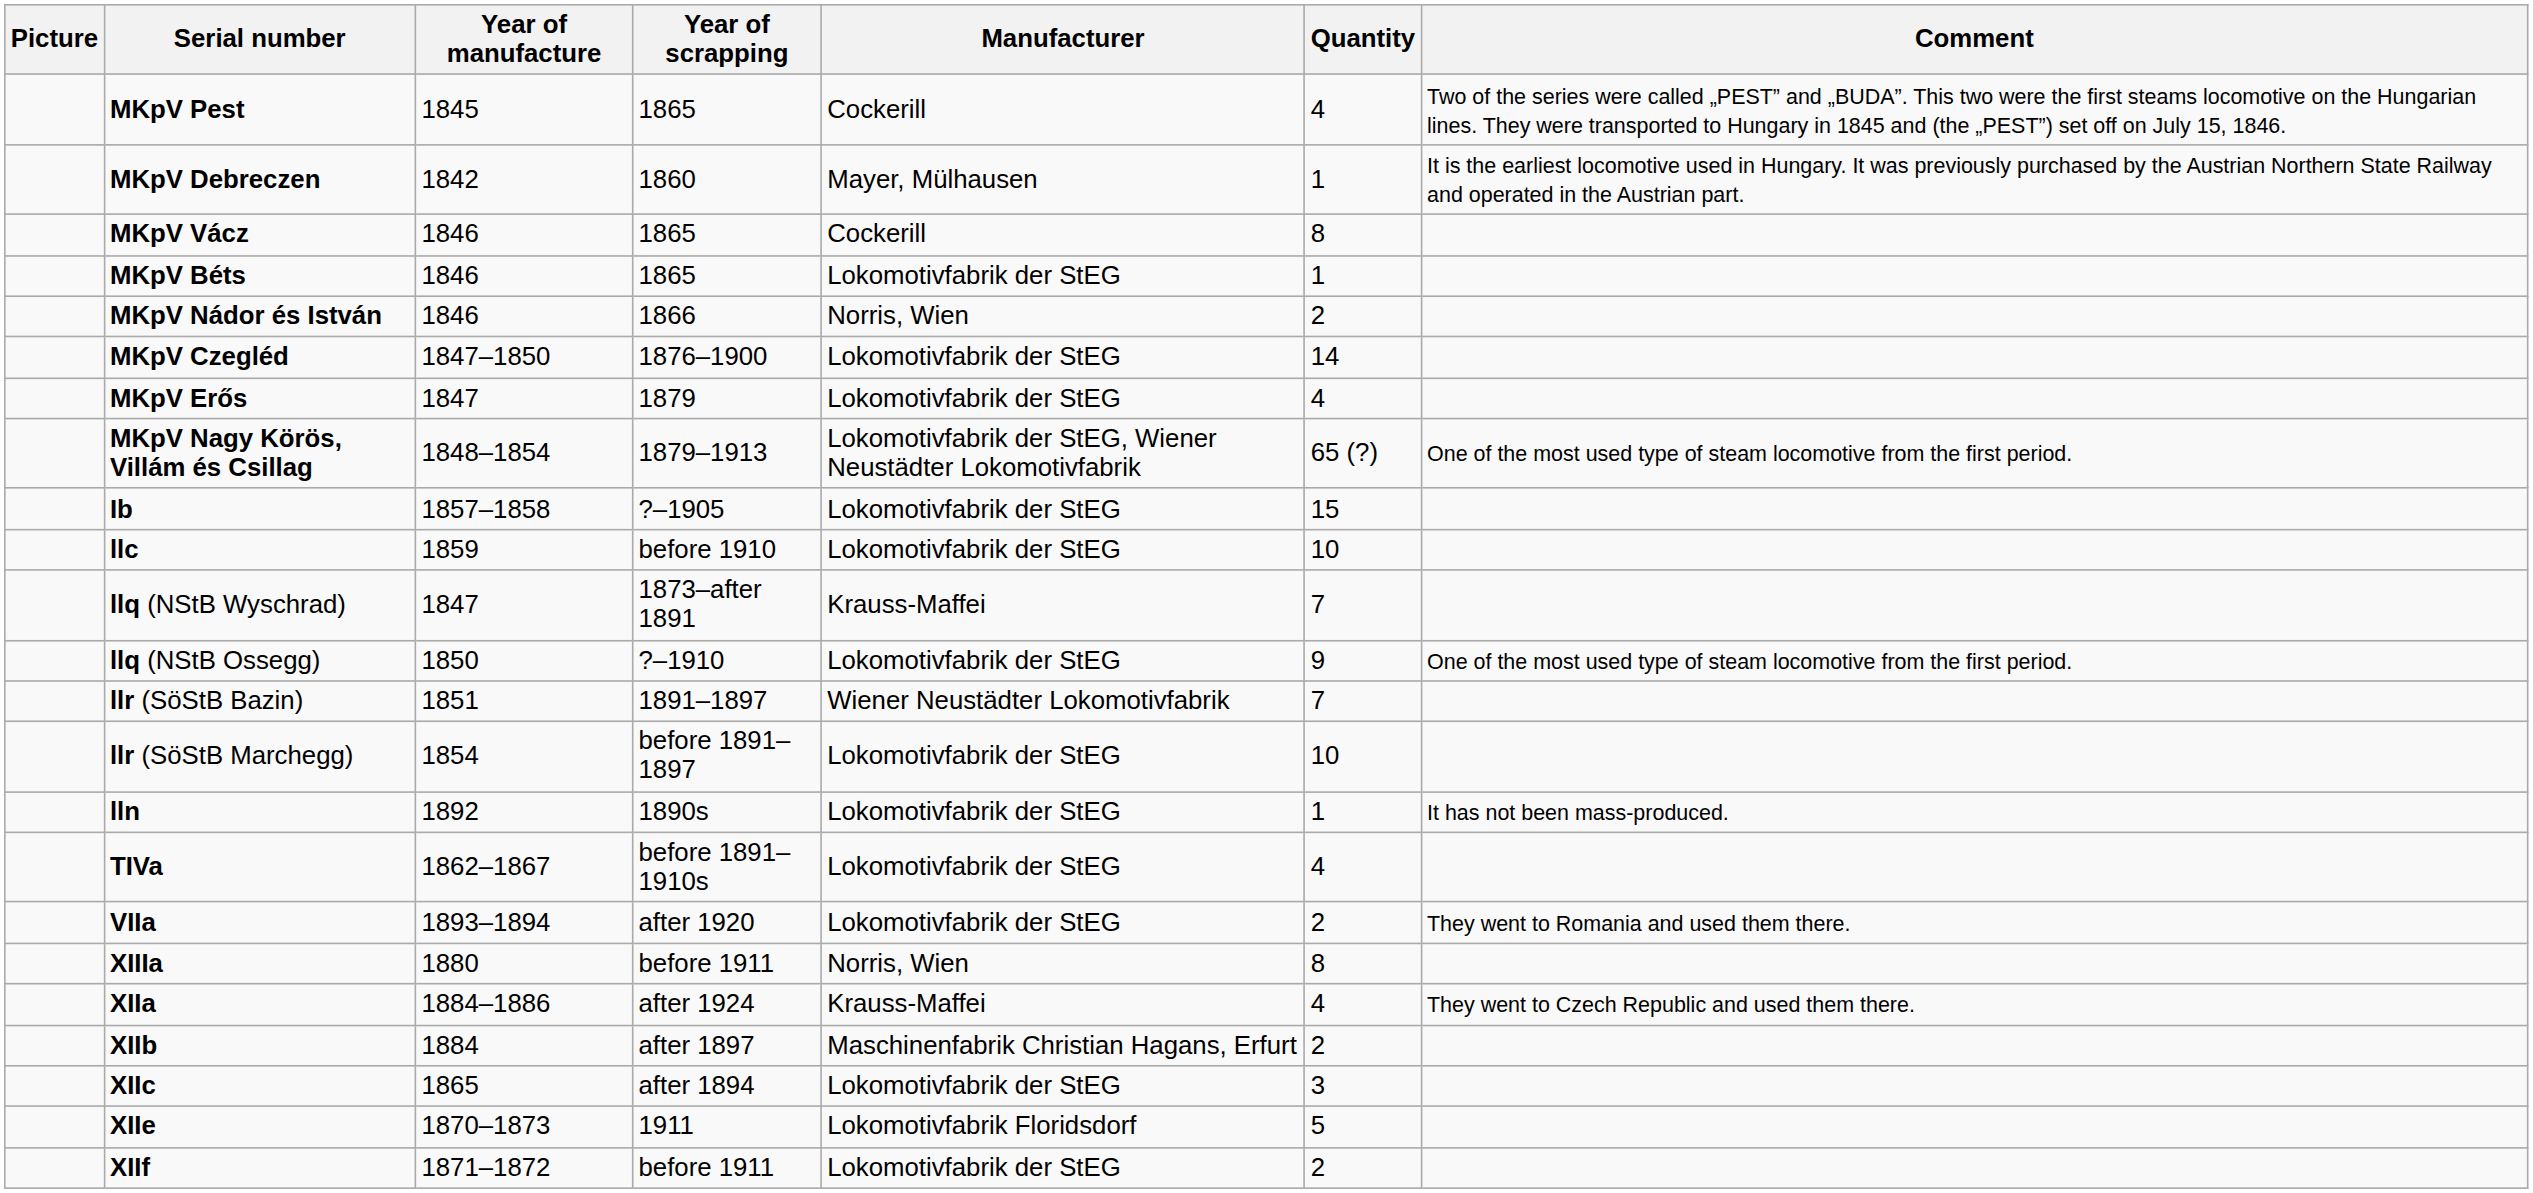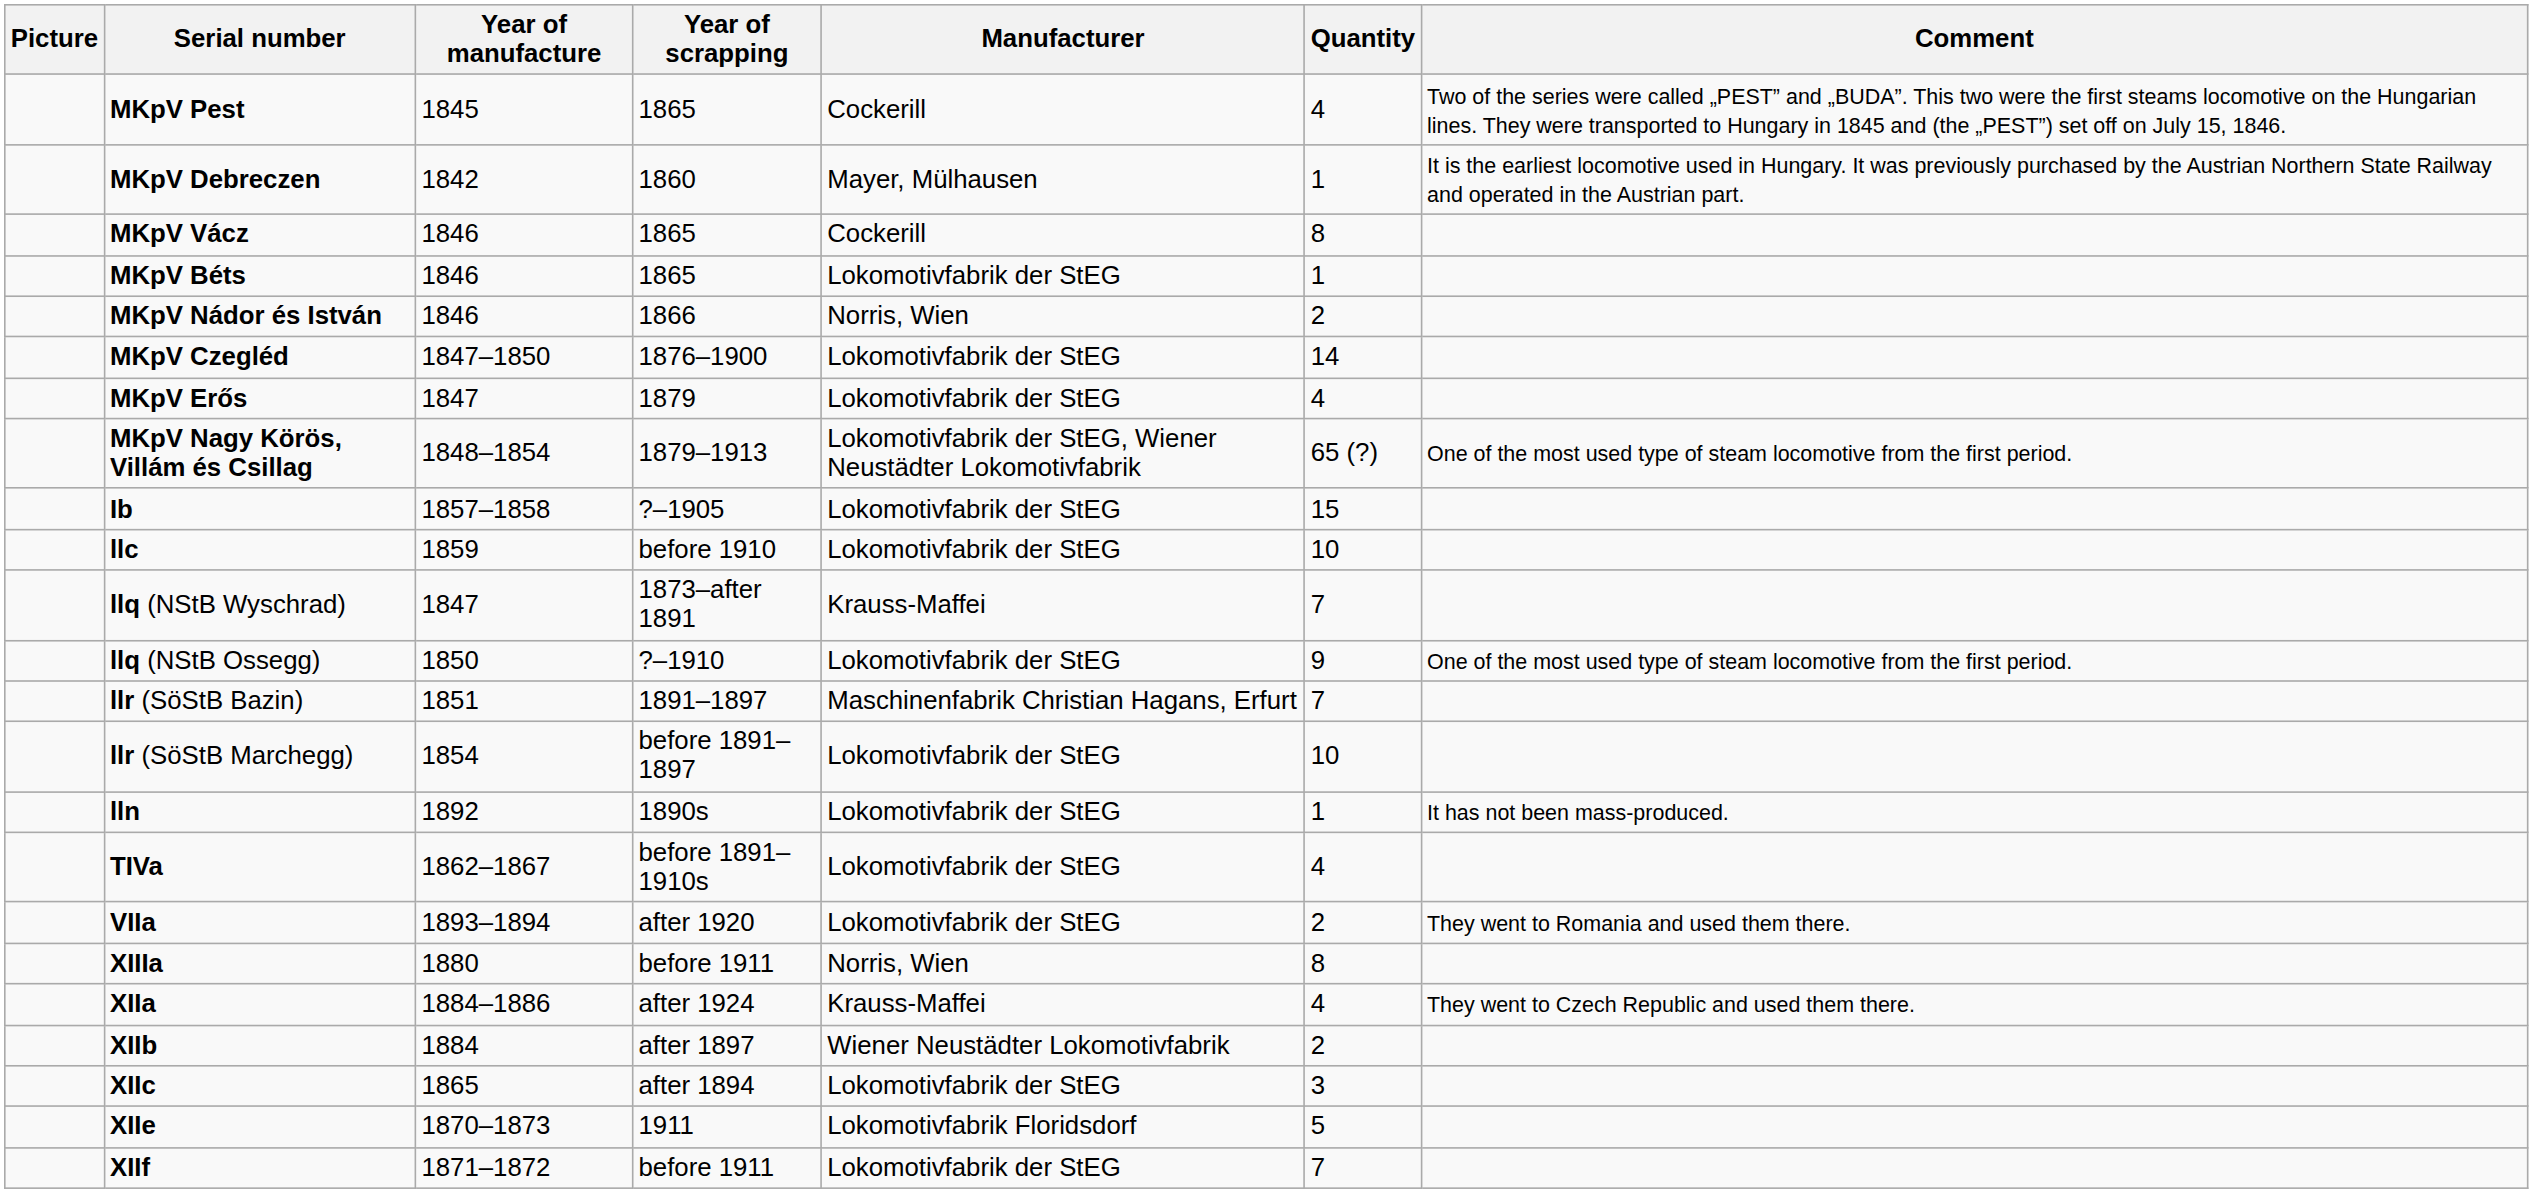(1028, 700) Wiener Neustädter Lokomotivfabrik -> (1062, 700) Maschinenfabrik Christian Hagans, Erfurt
(1062, 1044) Maschinenfabrik Christian Hagans, Erfurt -> (1028, 1044) Wiener Neustädter Lokomotivfabrik
(1318, 1167) 2 -> (1318, 1167) 7
